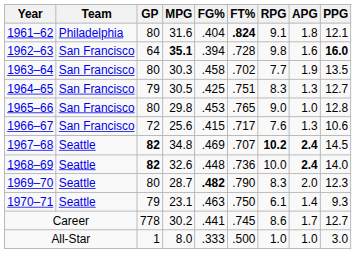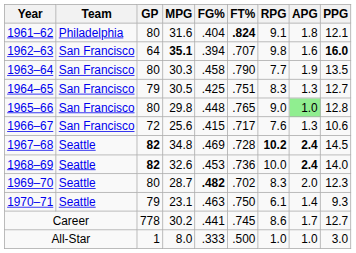(244, 51) .728 -> (244, 51) .707
(244, 70) .702 -> (244, 70) .790
(213, 108) .453 -> (213, 108) .448
(309, 108) no background -> (309, 108) lightgreen background
(244, 145) .707 -> (244, 145) .728
(213, 164) .448 -> (213, 164) .453
(244, 183) .790 -> (244, 183) .702
